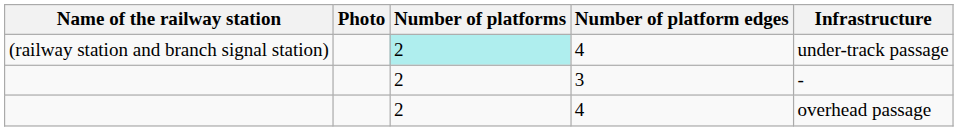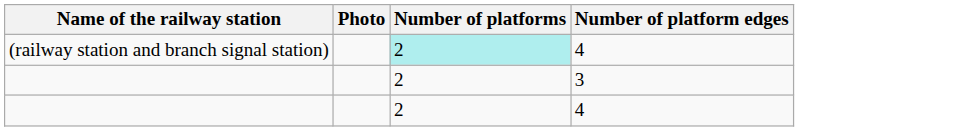- column: (873, 19)
